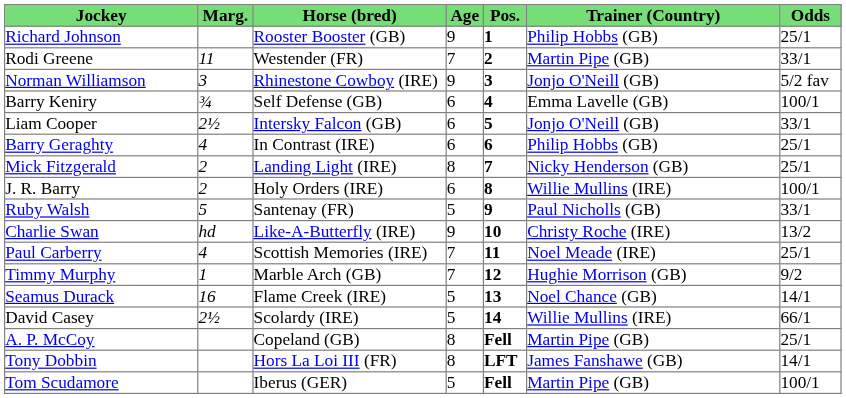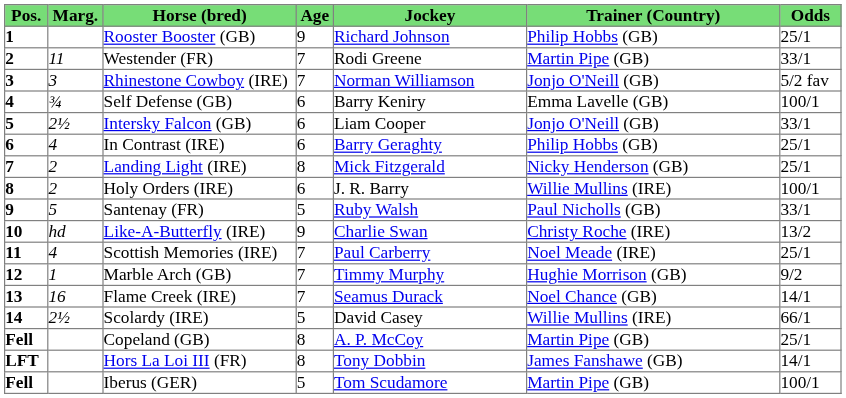columns swapped: (505, 15) <-> (101, 15)
(451, 80) 9 -> (301, 80) 7
(451, 296) 5 -> (301, 296) 7
